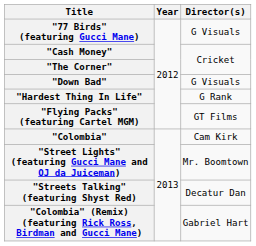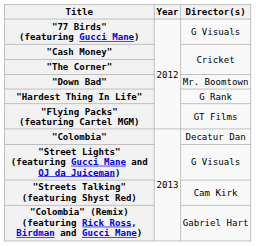(216, 82) G Visuals -> (216, 82) Mr. Boomtown
(216, 137) Cam Kirk -> (216, 137) Decatur Dan
(216, 162) Mr. Boomtown -> (216, 162) G Visuals
(216, 192) Decatur Dan -> (216, 192) Cam Kirk
